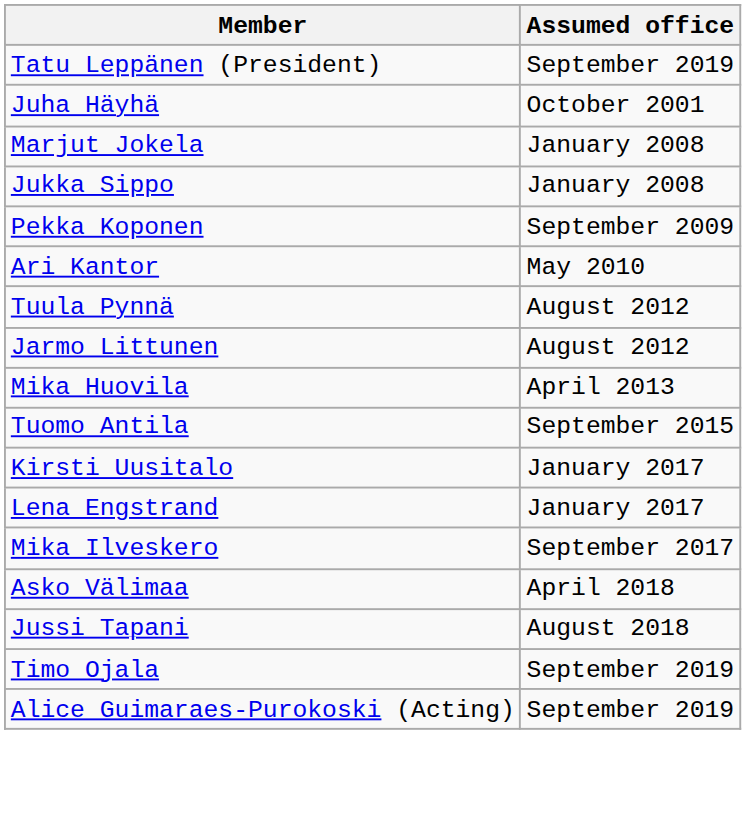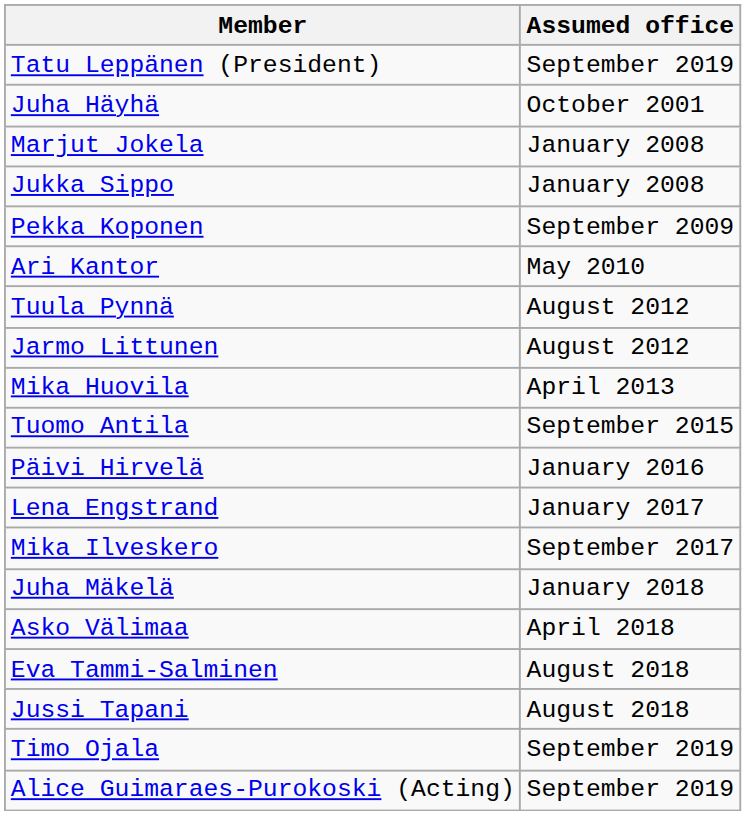+ row: (107, 468)
- row: (122, 468)
+ row: (92, 589)
+ row: (144, 669)
